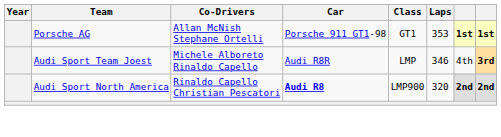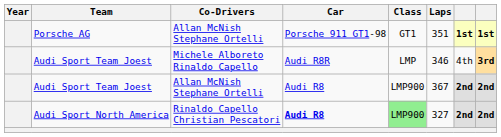(440, 33) 353 -> (440, 33) 351
+ row: (93, 87)
(408, 87) no background -> (408, 114) lightgreen background
(440, 87) 320 -> (440, 114) 327
